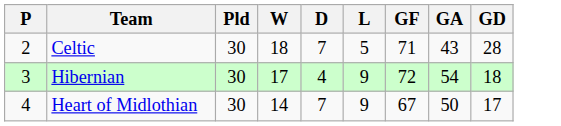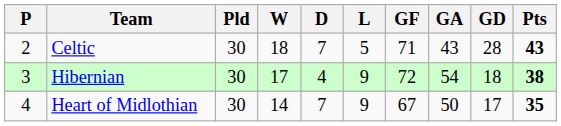+ column: (535, 18)
